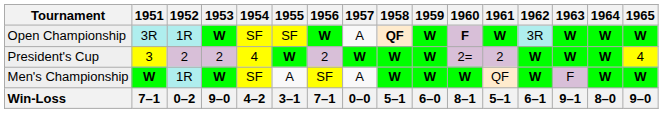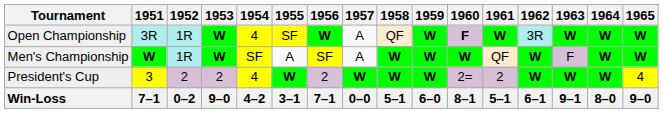(254, 36) SF -> (254, 36) 4
(395, 36) bold -> (395, 36) normal
rows swapped: (68, 78) <-> (53, 57)
